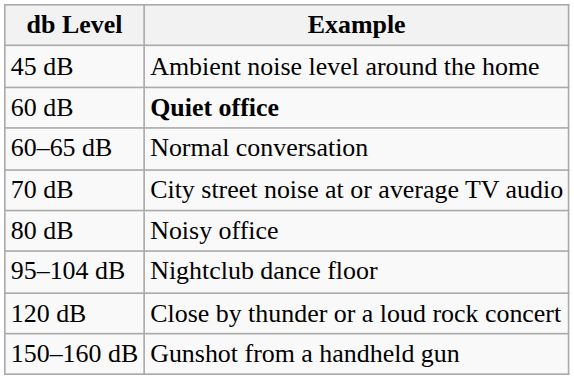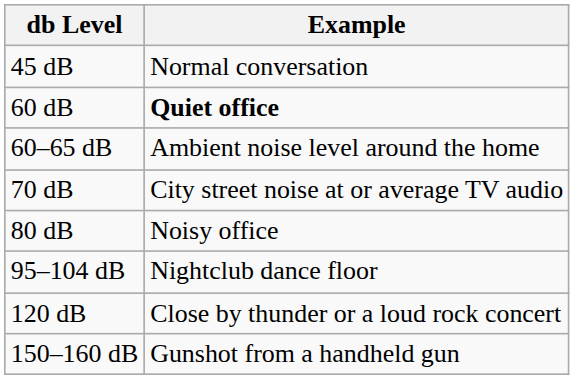(345, 66) Ambient noise level around the home -> (259, 66) Normal conversation
(259, 148) Normal conversation -> (345, 148) Ambient noise level around the home
